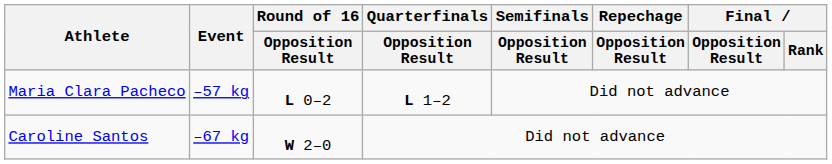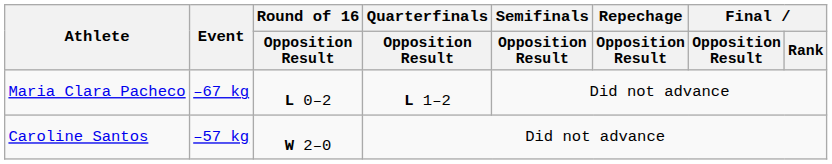(221, 92) –57 kg -> (221, 92) –67 kg
(221, 137) –67 kg -> (221, 137) –57 kg
